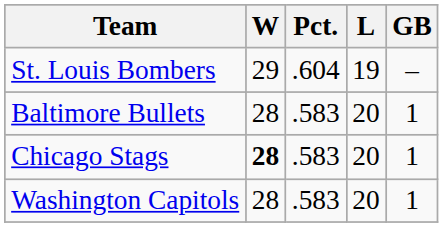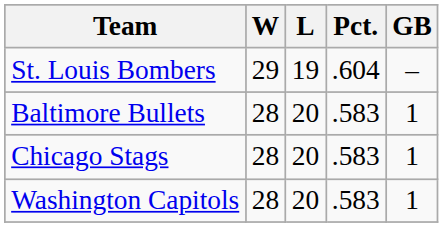columns swapped: (366, 26) <-> (316, 26)
(266, 156) bold -> (266, 156) normal
